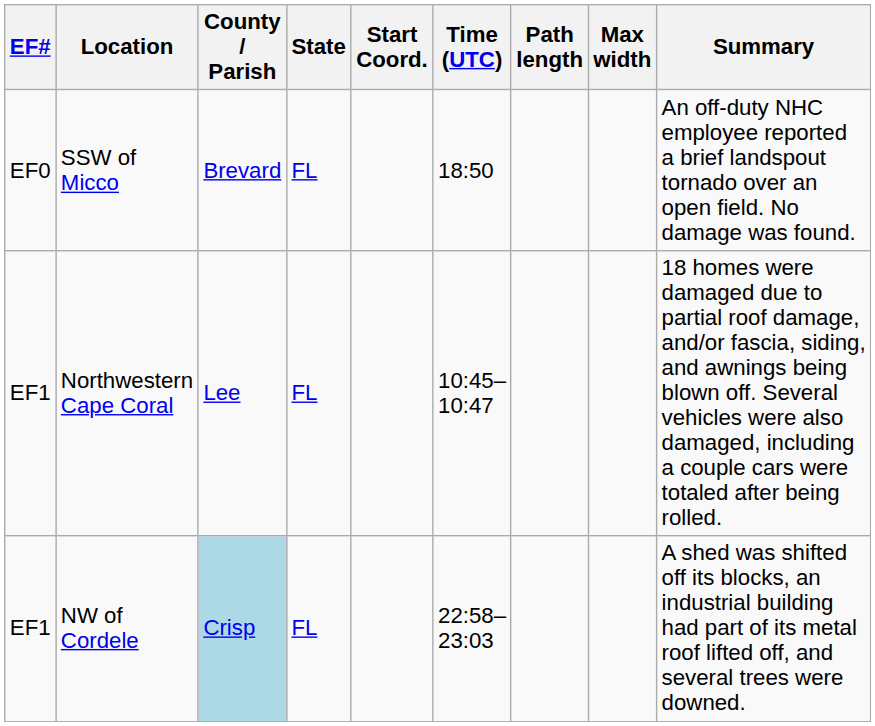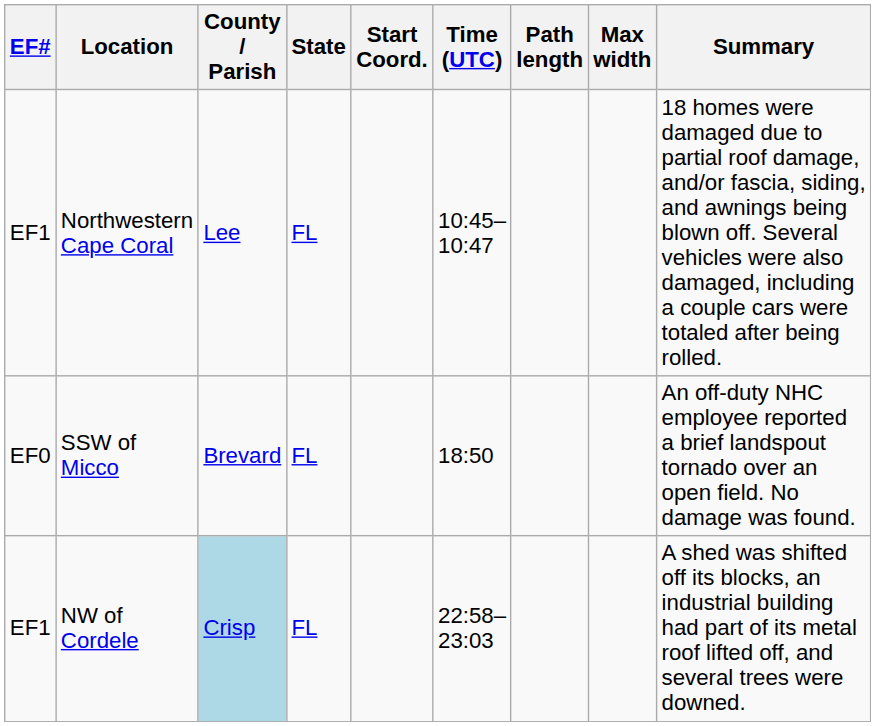rows swapped: (127, 392) <-> (99, 169)
